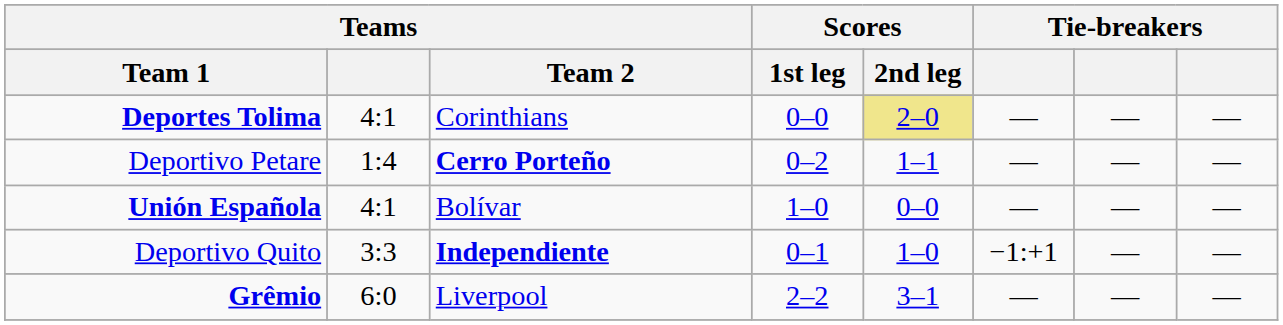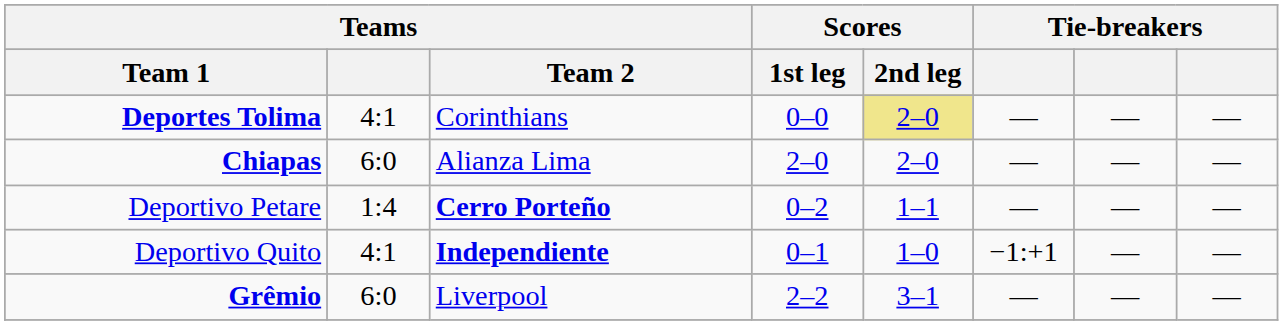+ row: (272, 161)
- row: (225, 206)
(378, 251) 3:3 -> (378, 251) 4:1
